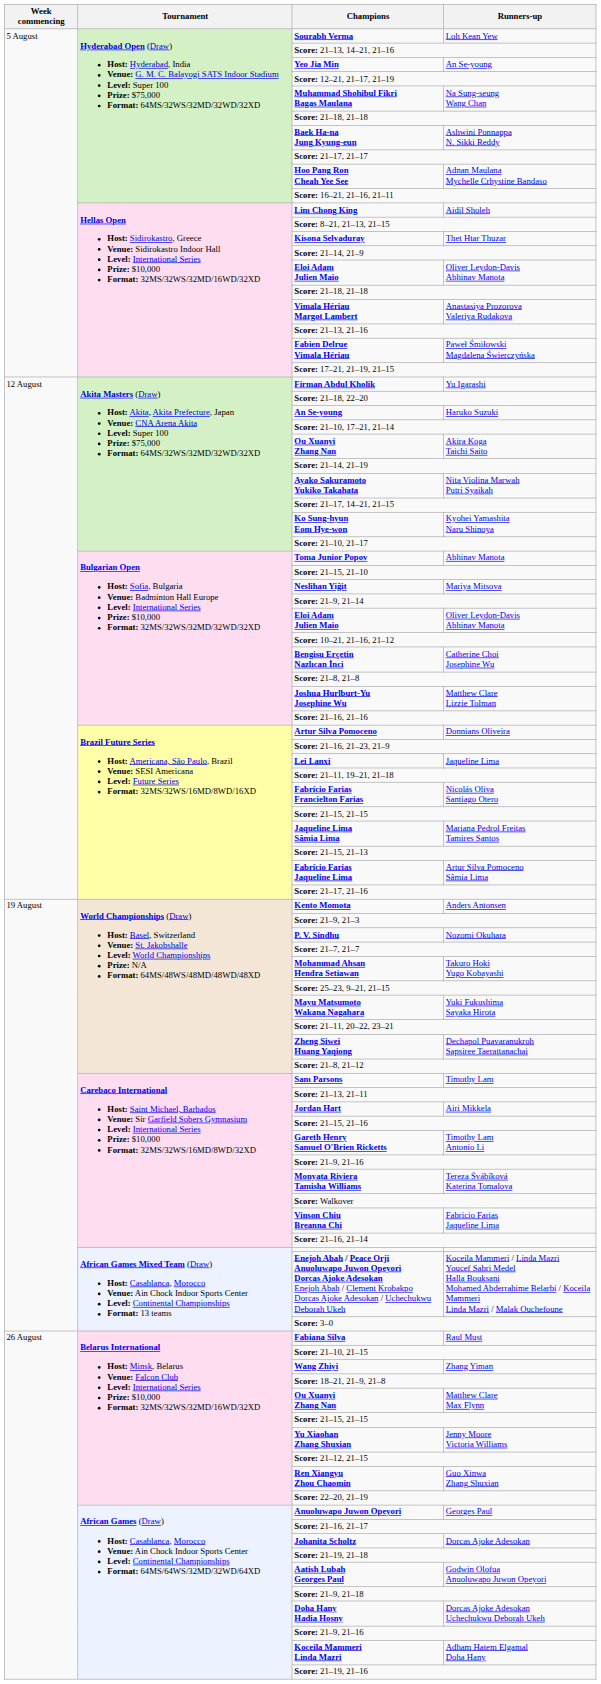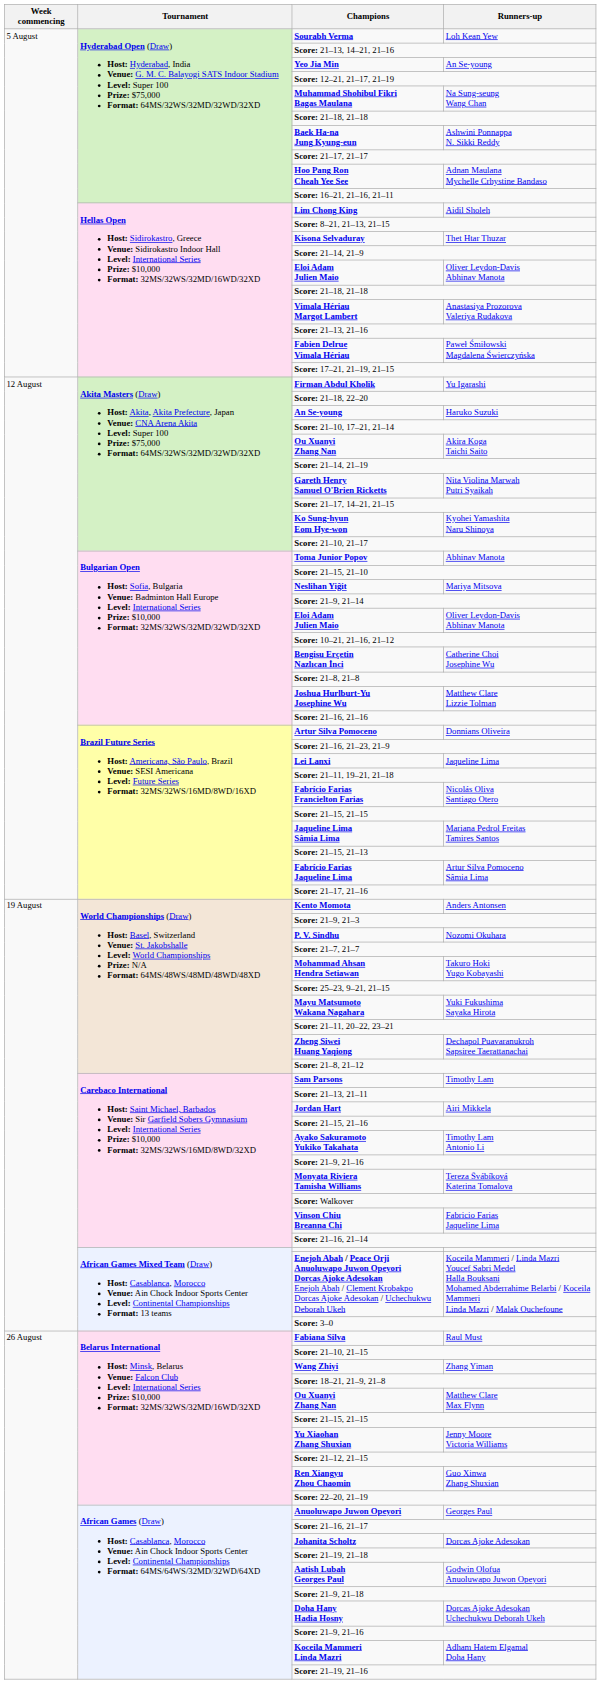(330, 485) Ayako Sakuramoto Yukiko Takahata -> (341, 485) Gareth Henry Samuel O'Brien Ricketts
(341, 1142) Gareth Henry Samuel O'Brien Ricketts -> (330, 1142) Ayako Sakuramoto Yukiko Takahata
